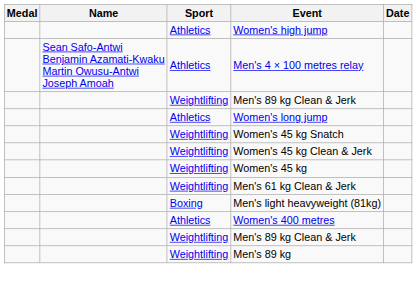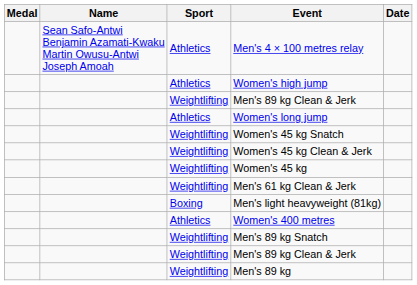rows swapped: (190, 65) <-> (190, 30)
+ row: (199, 237)
